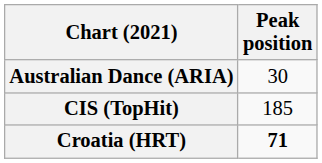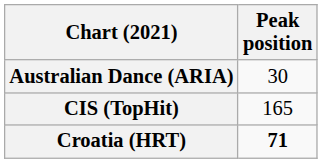(278, 108) 185 -> (278, 108) 165
